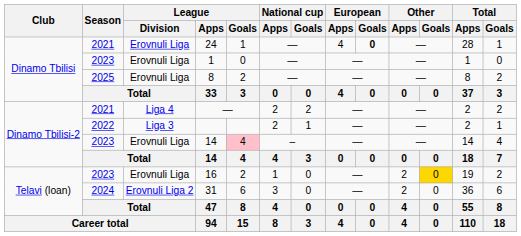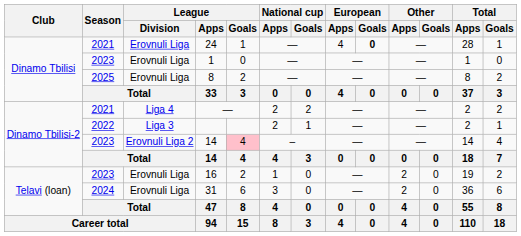(160, 142) Erovnuli Liga -> (160, 142) Erovnuli Liga 2
(436, 175) gold background -> (436, 175) no background
(160, 191) Erovnuli Liga 2 -> (160, 191) Erovnuli Liga
